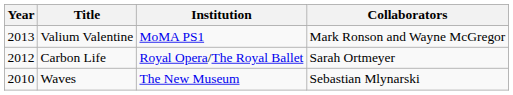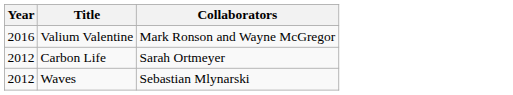- column: (221, 15)
(21, 36) 2013 -> (21, 36) 2016
(21, 79) 2010 -> (21, 79) 2012
